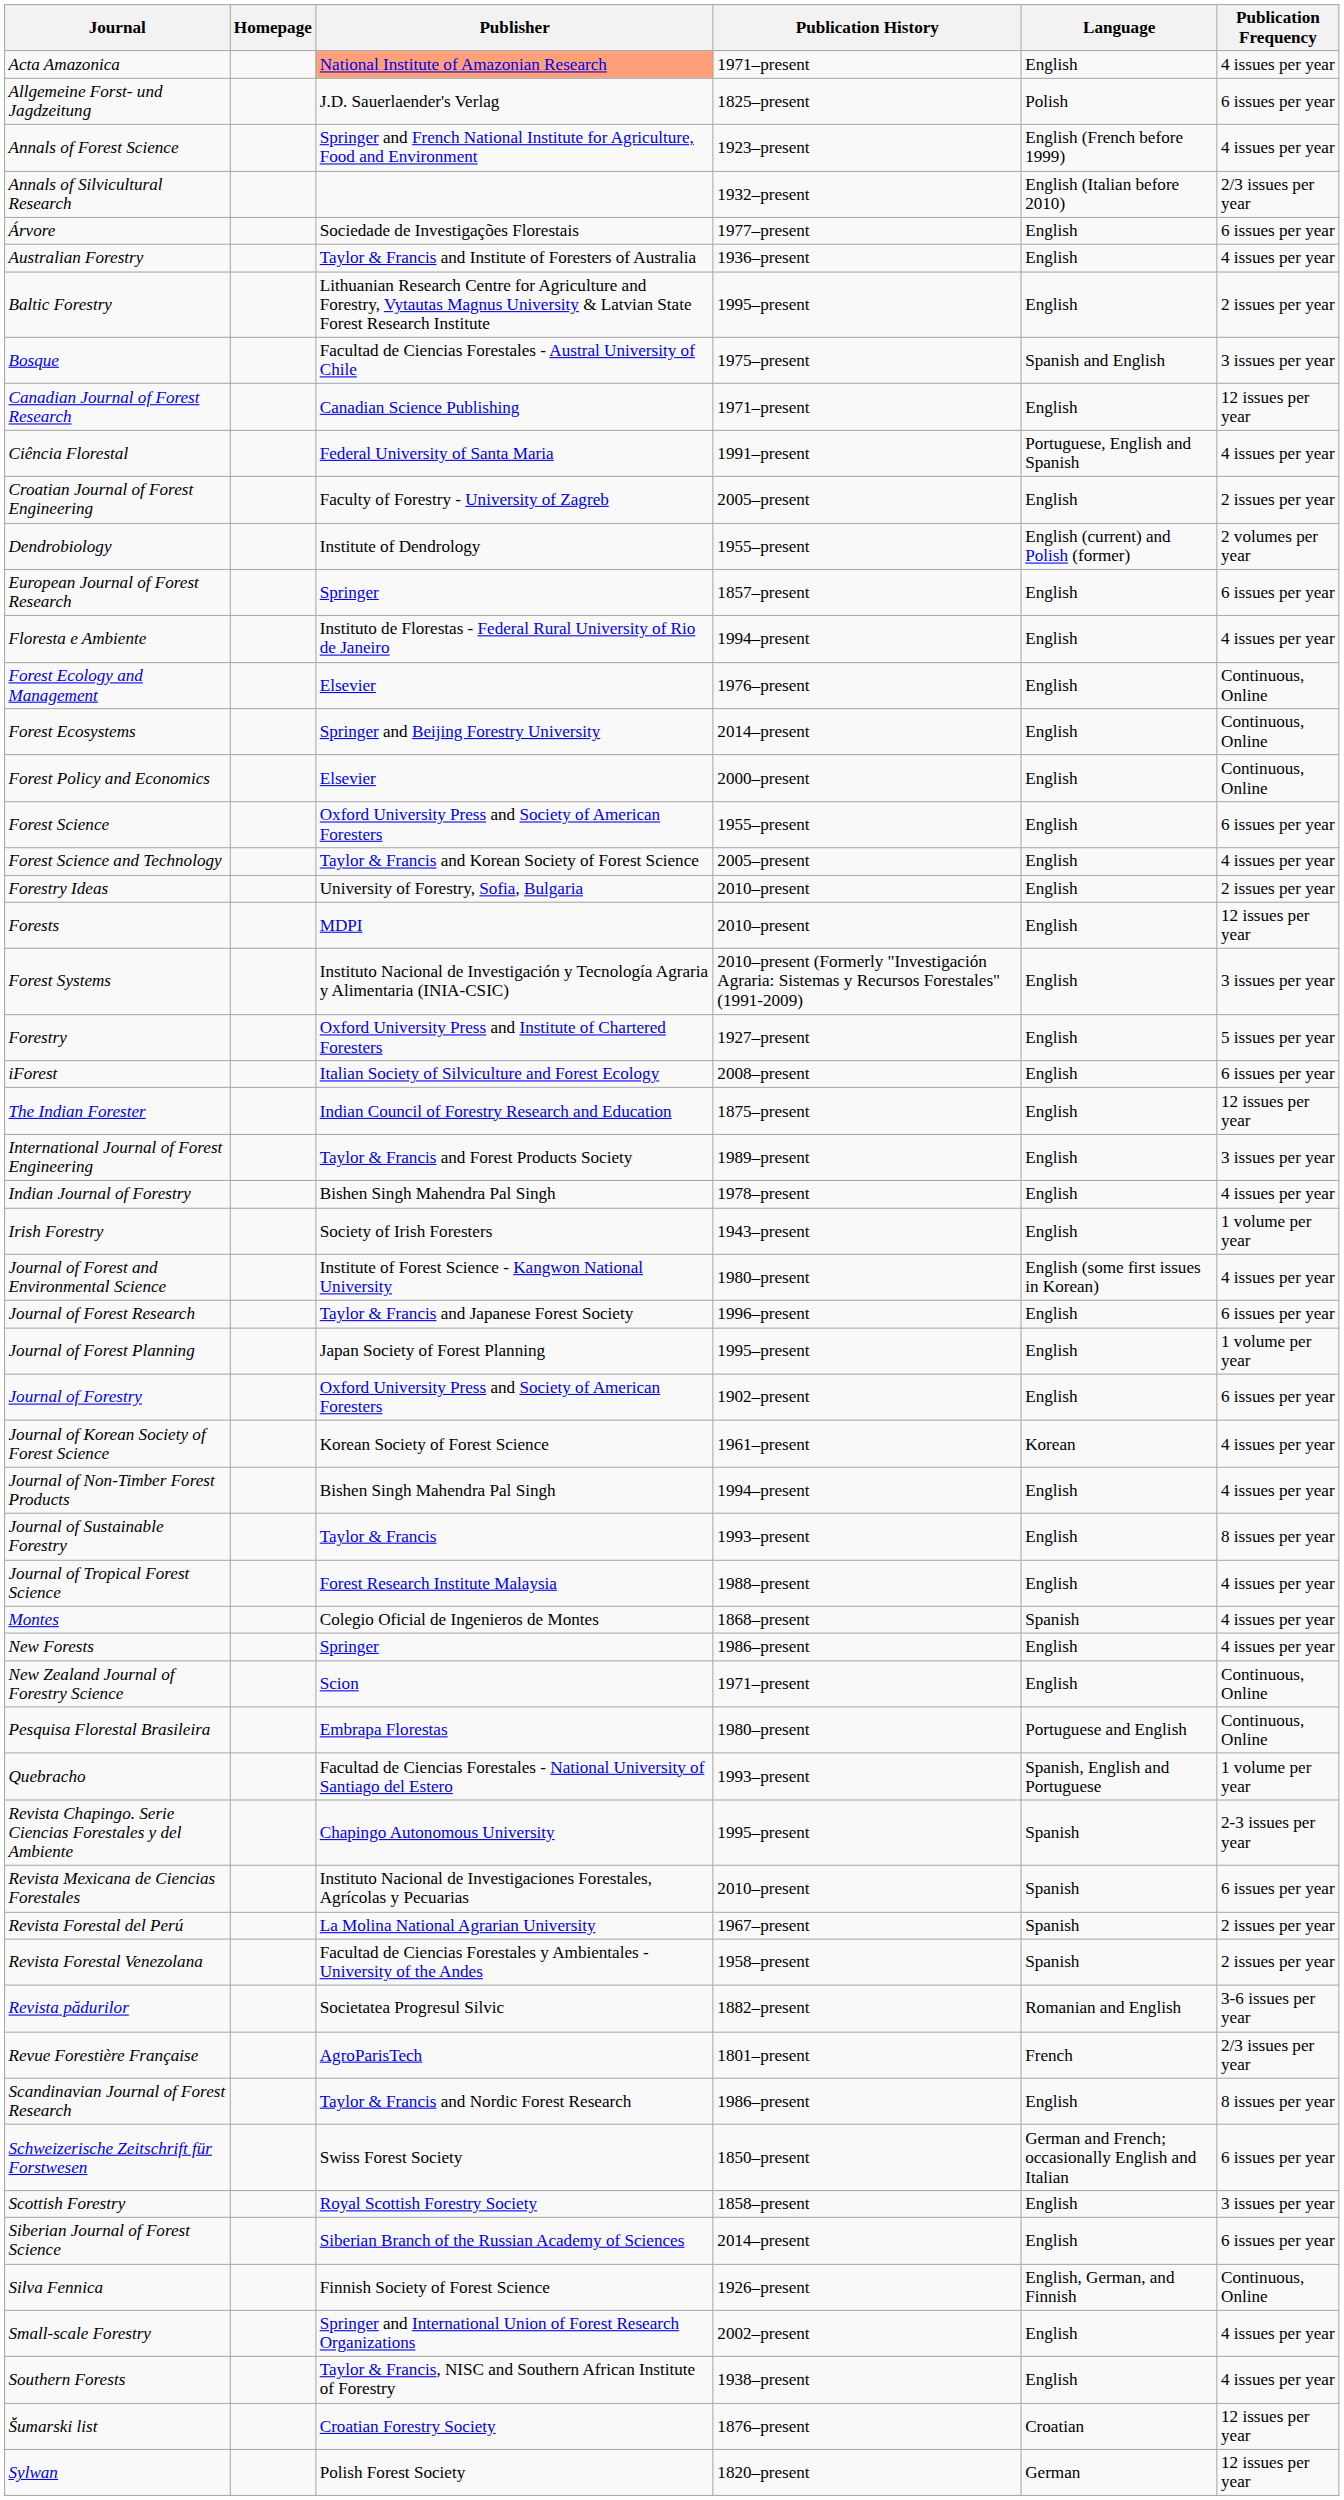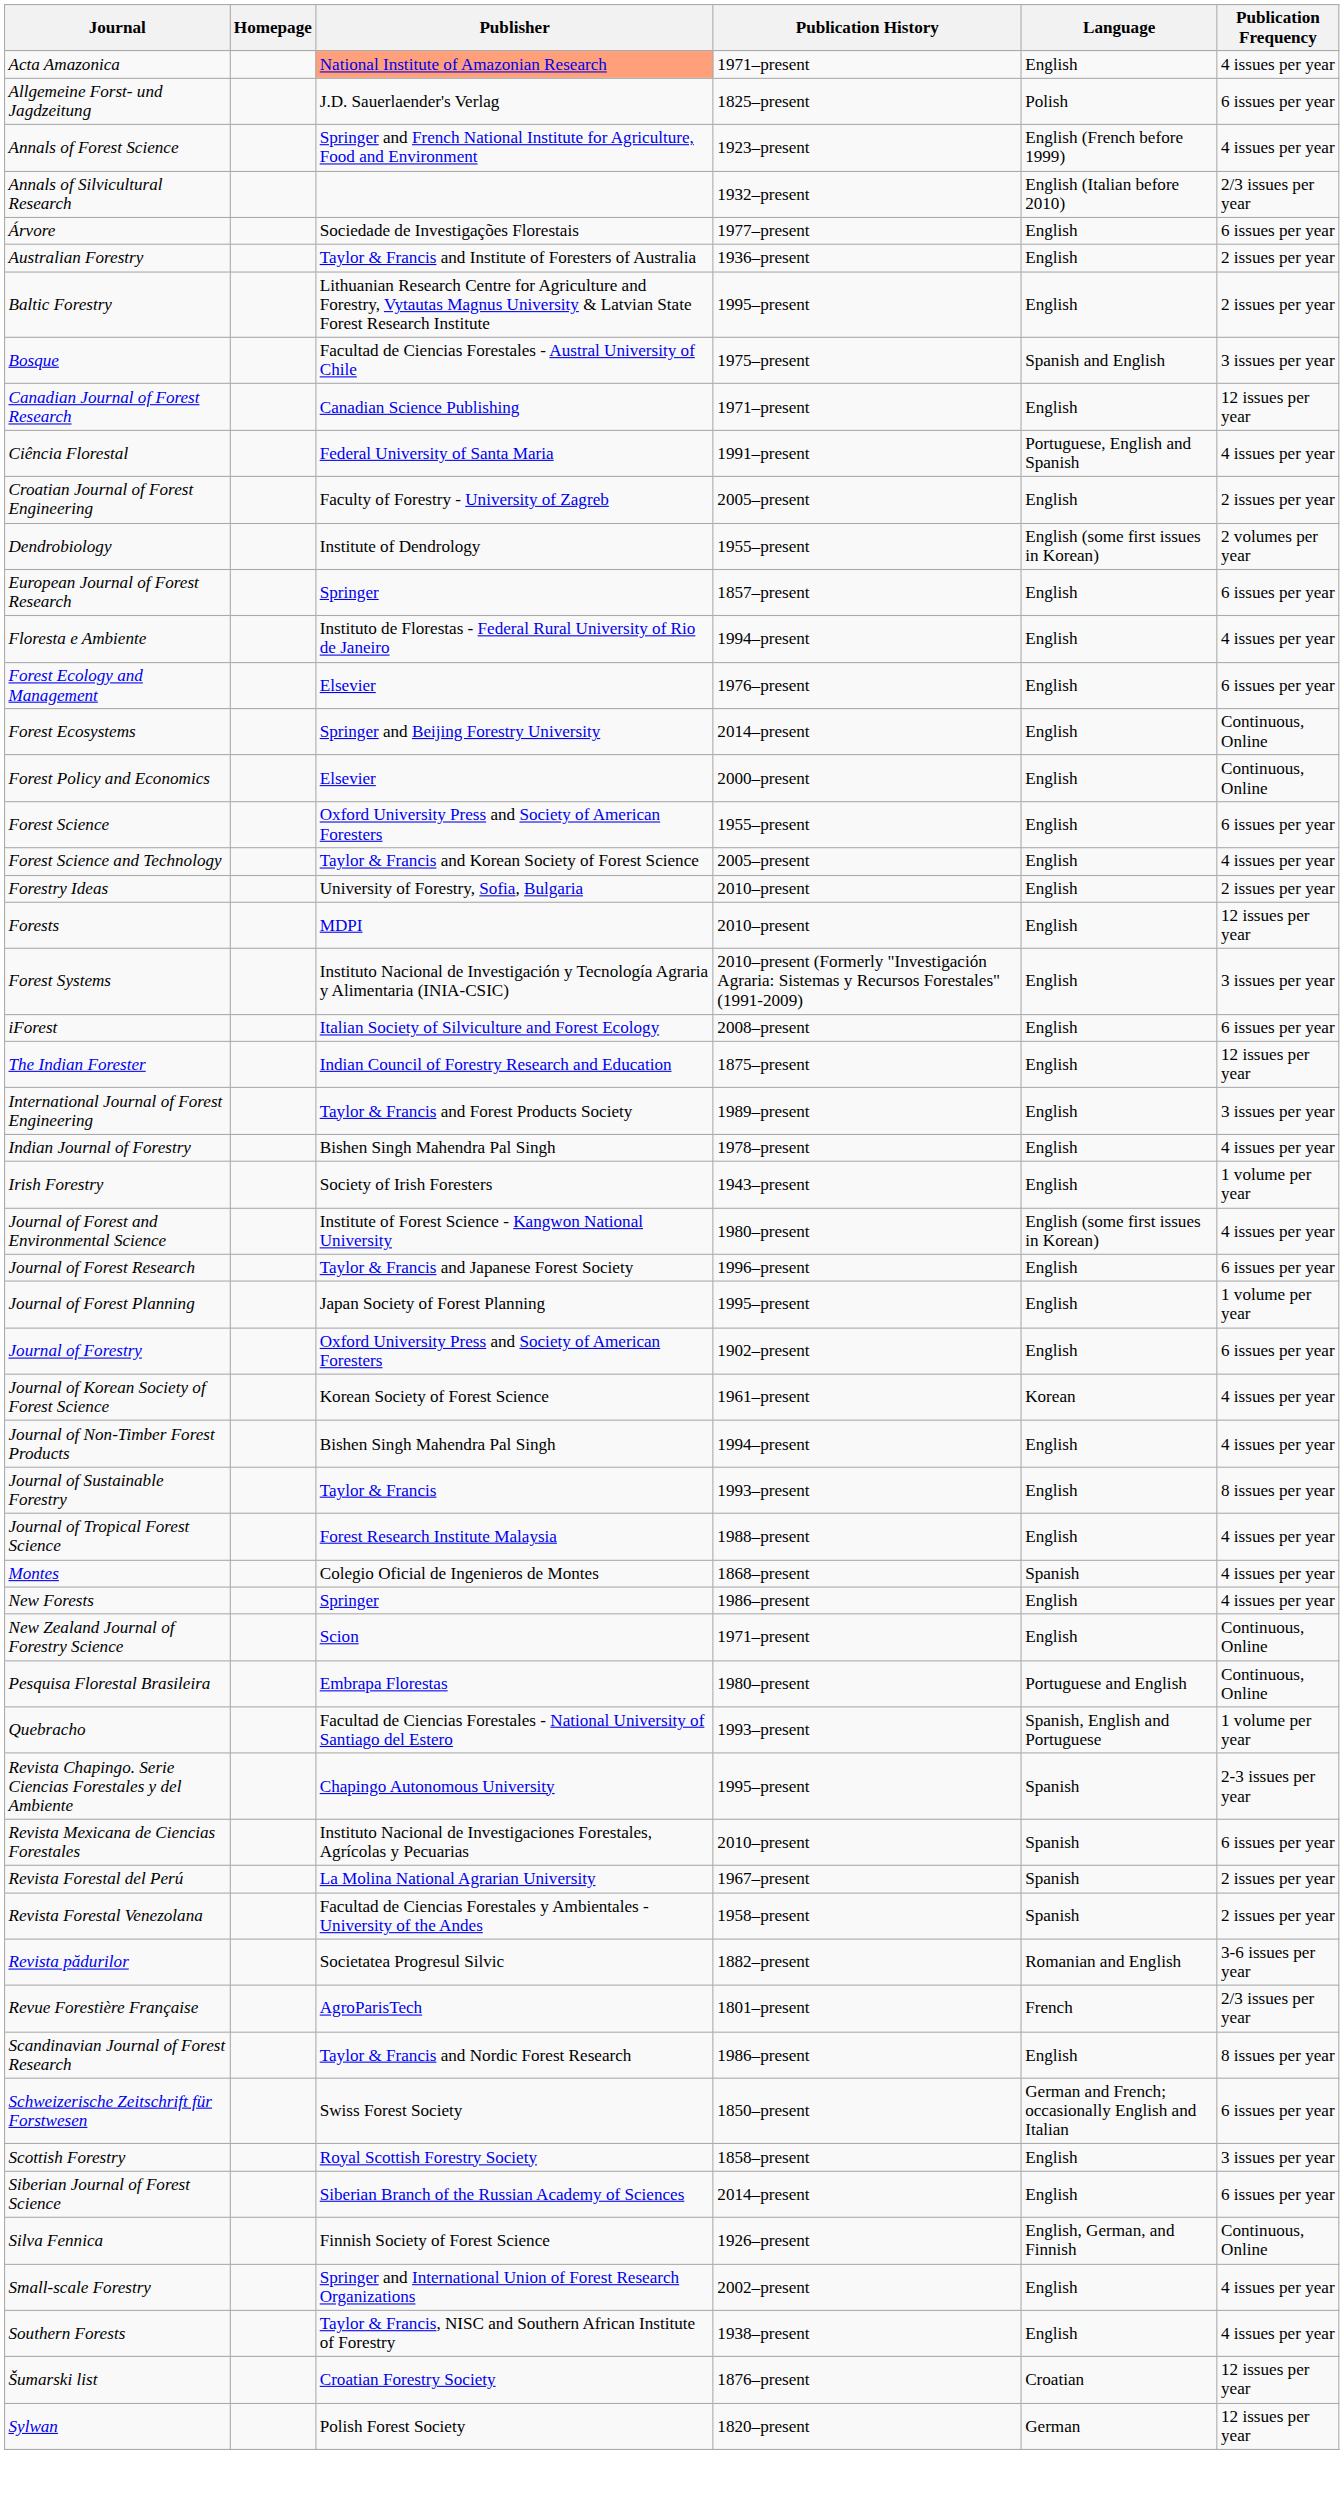(1278, 258) 4 issues per year -> (1278, 258) 2 issues per year
(1098, 546) English (current) and Polish (former) -> (1113, 546) English (some first issues in Korean)
(1263, 685) Continuous, Online -> (1278, 685) 6 issues per year
- row: (38, 1037)
